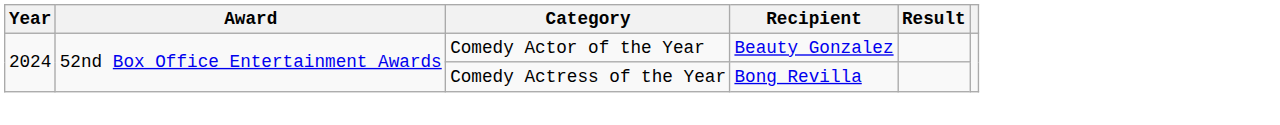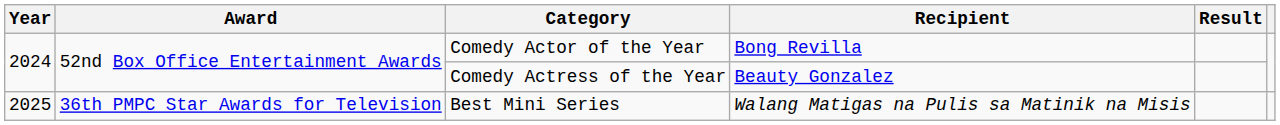(814, 48) Beauty Gonzalez -> (798, 48) Bong Revilla
(798, 77) Bong Revilla -> (814, 77) Beauty Gonzalez
+ row: (535, 106)
